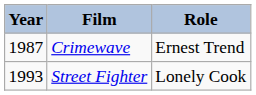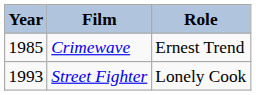(26, 47) 1987 -> (26, 47) 1985
